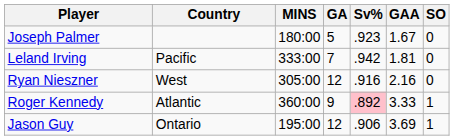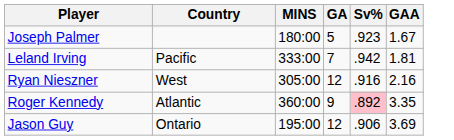- column: (436, 15)
(402, 102) 3.33 -> (402, 102) 3.35
